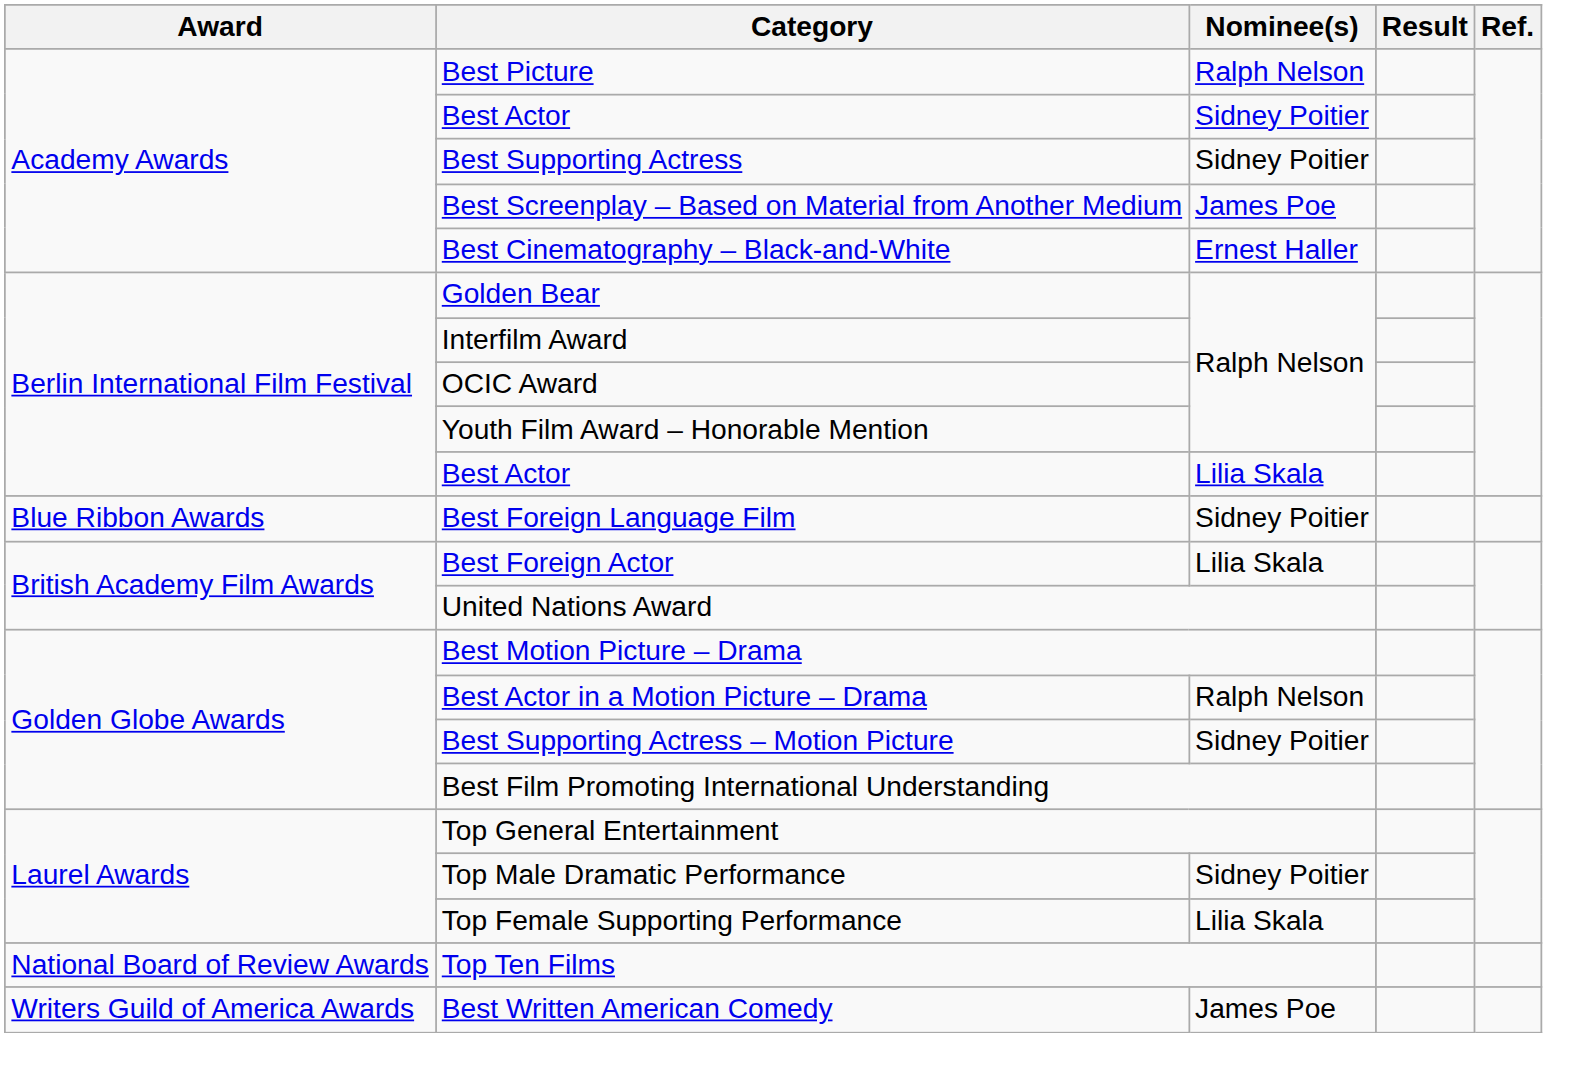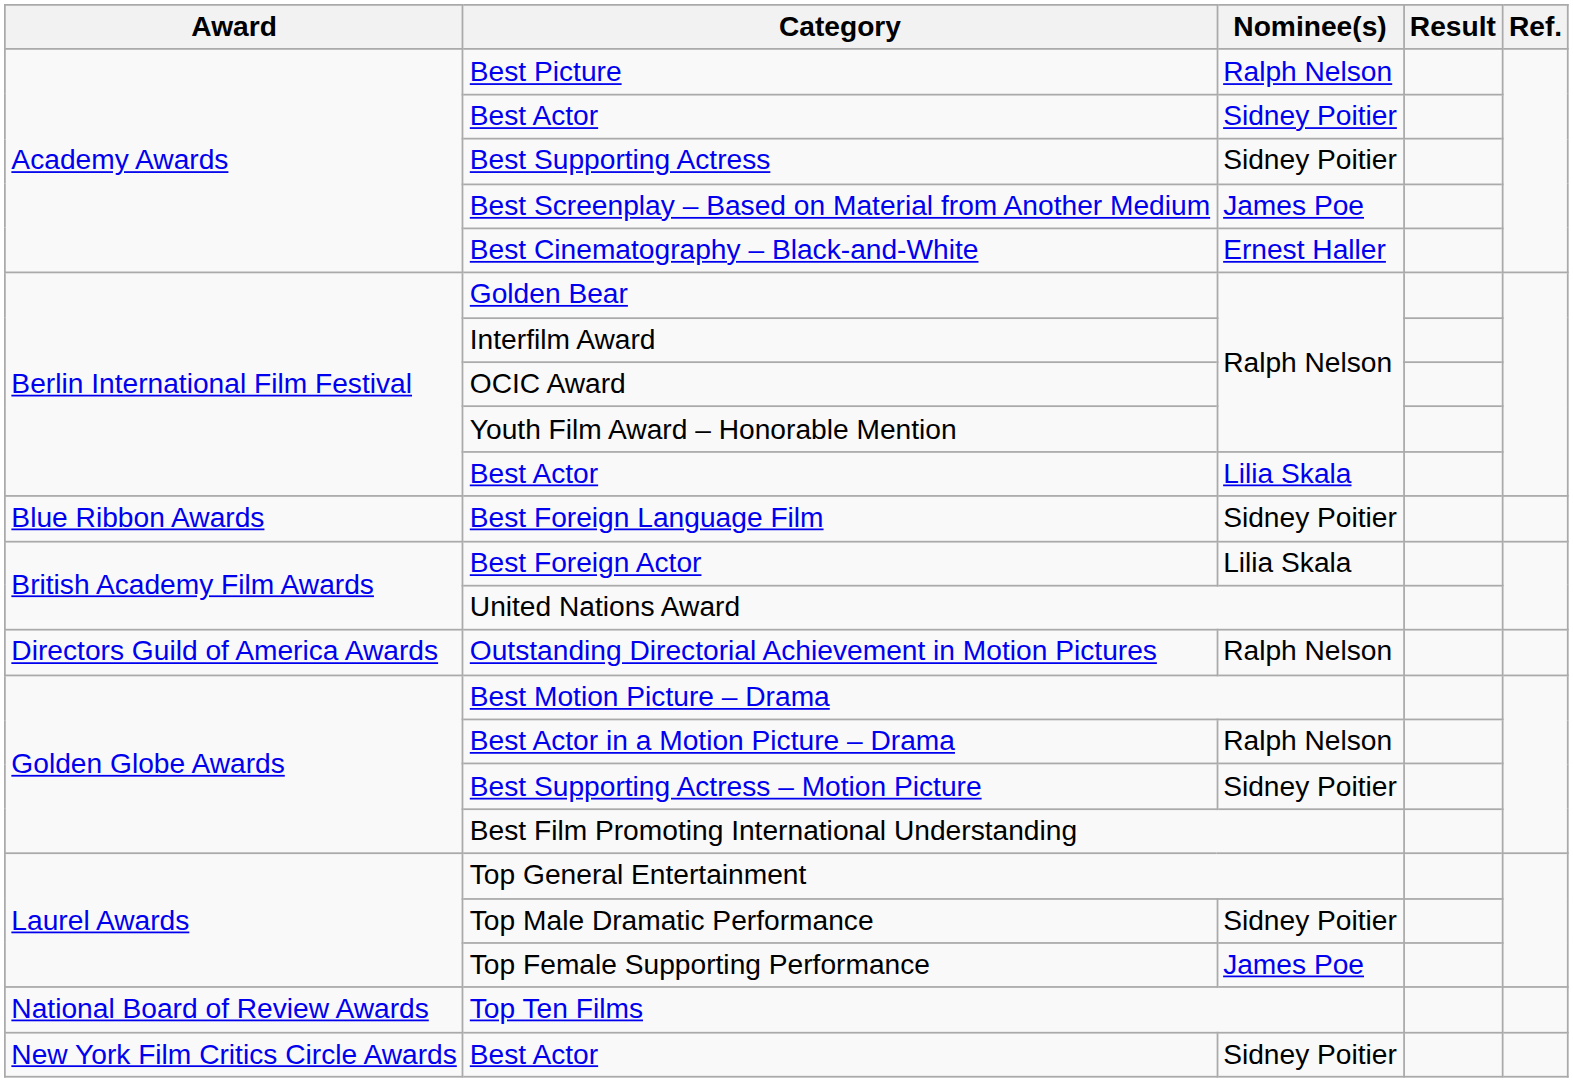+ row: (225, 652)
(1259, 920) Lilia Skala -> (1294, 964) James Poe
+ row: (234, 1054)
- row: (213, 1009)
